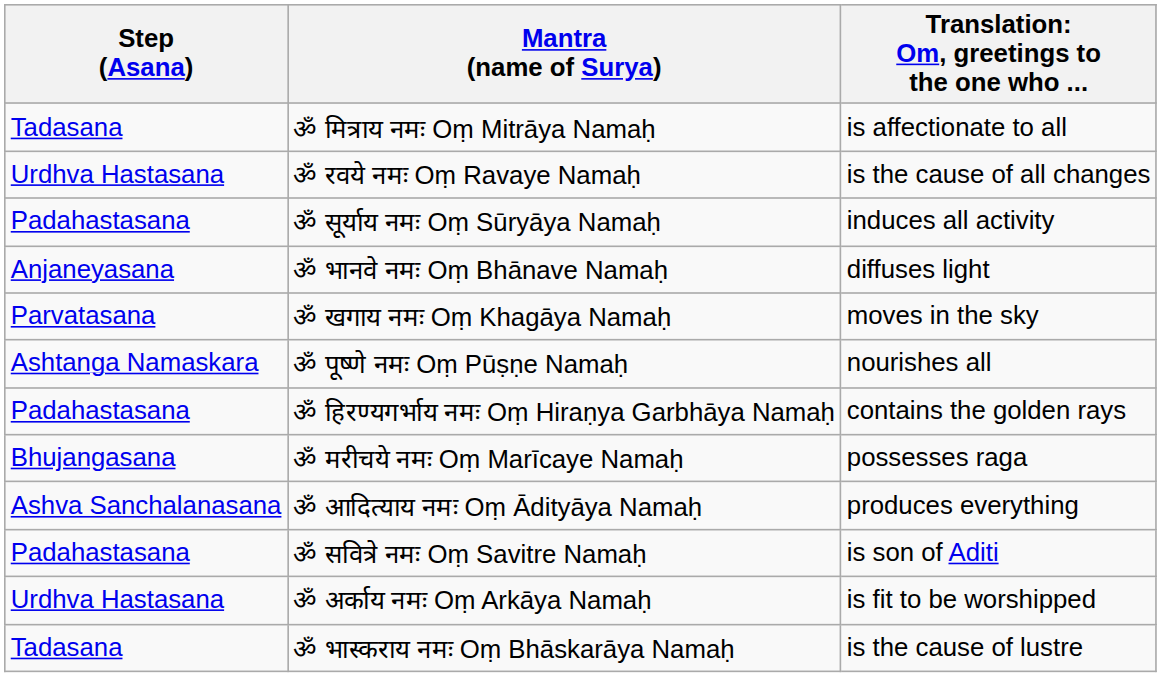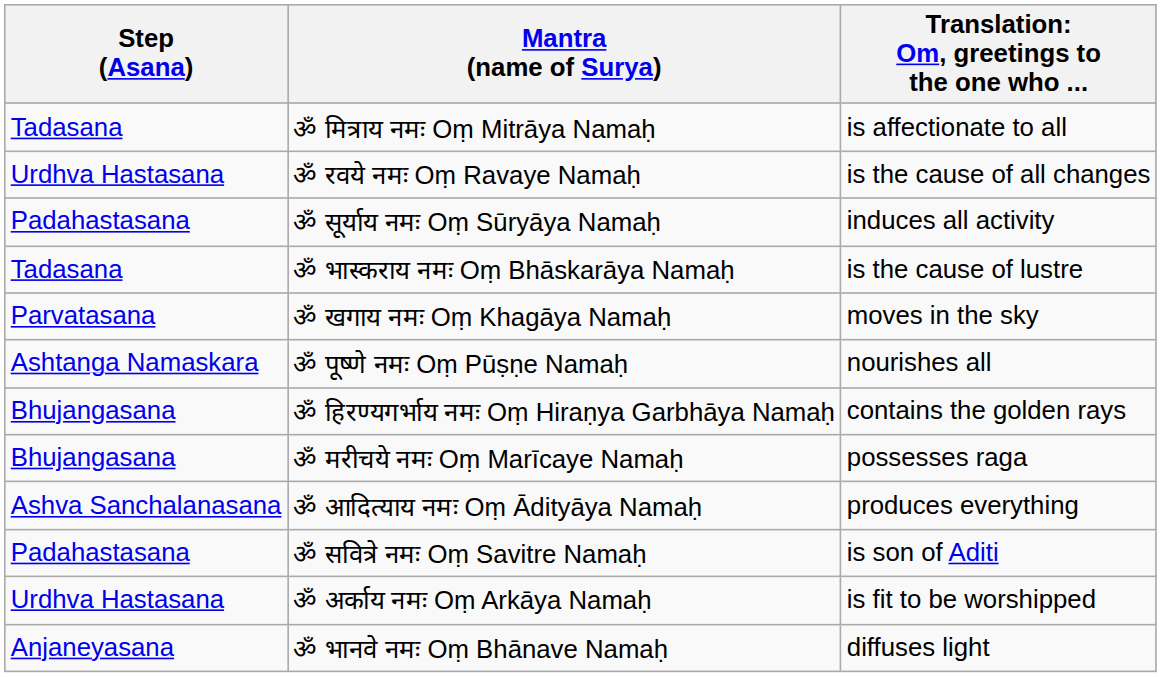rows swapped: (481, 270) <-> (514, 648)
(100, 410) Padahastasana -> (93, 410) Bhujangasana
